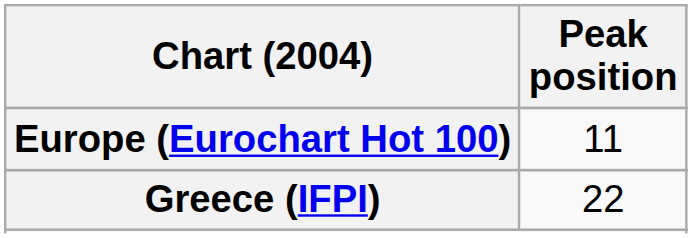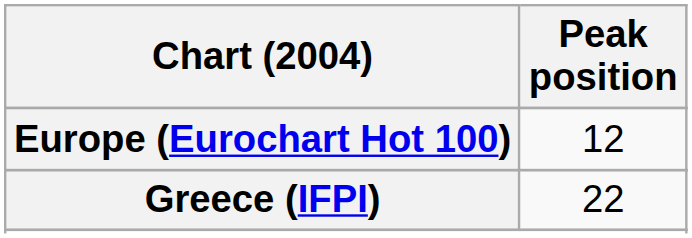(603, 138) 11 -> (603, 138) 12
